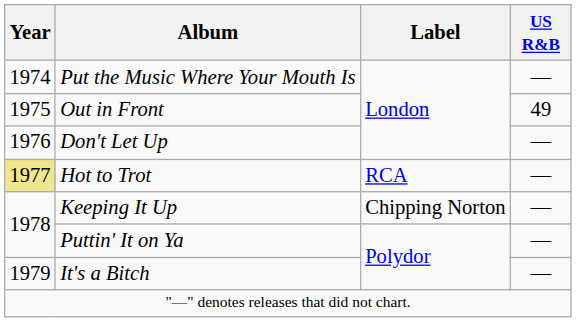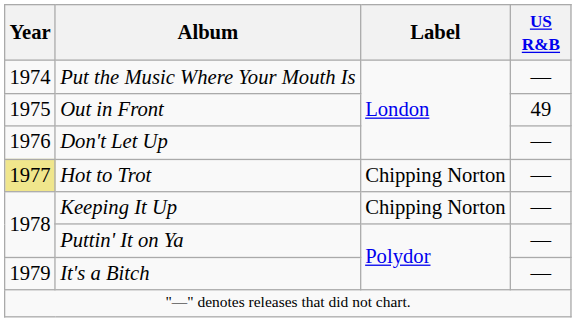(386, 175) RCA -> (435, 175) Chipping Norton
